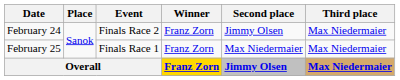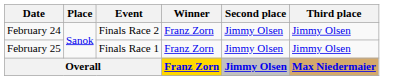(347, 31) Max Niedermaier -> (321, 31) Jimmy Olsen
(264, 49) Max Niedermaier -> (254, 49) Jimmy Olsen
(347, 49) Max Niedermaier -> (321, 49) Jimmy Olsen
